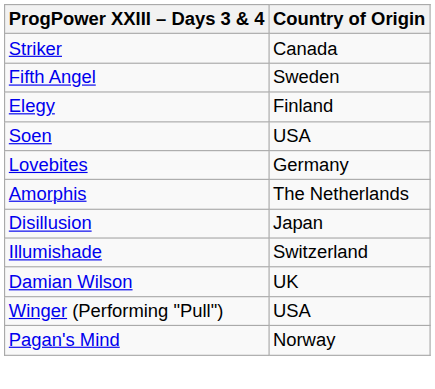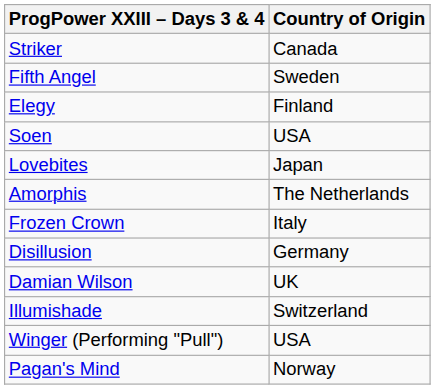(311, 164) Germany -> (298, 164) Japan
+ row: (67, 223)
(298, 223) Japan -> (311, 252) Germany
rows swapped: (55, 252) <-> (71, 281)
